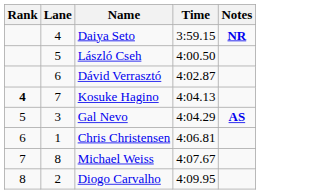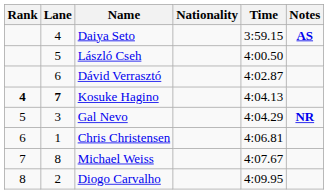+ column: (207, 14)
(237, 35) NR -> (305, 35) AS
(58, 96) normal -> (58, 96) bold
(237, 117) AS -> (305, 117) NR
